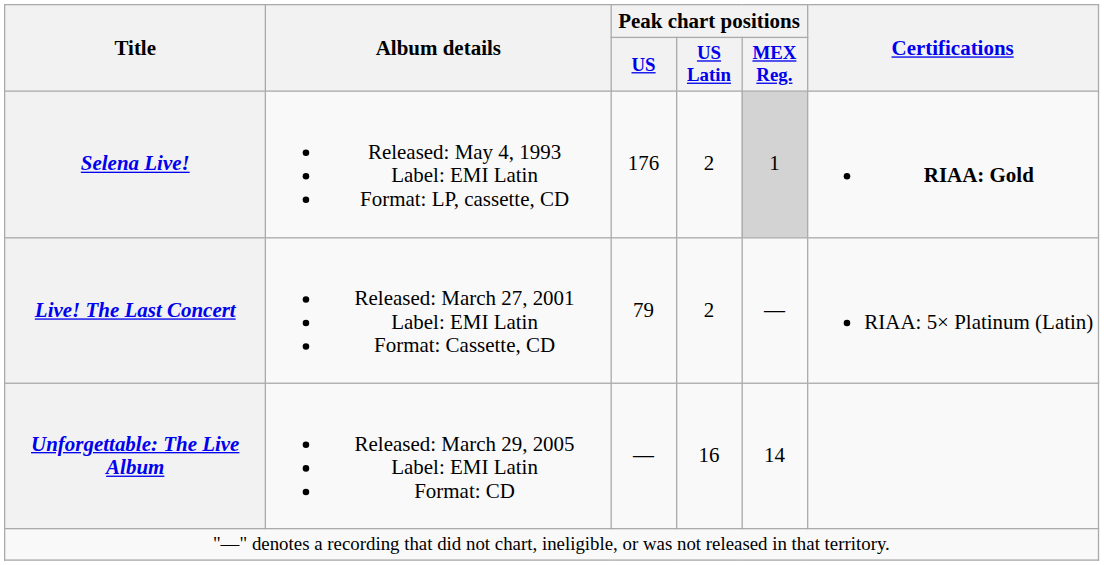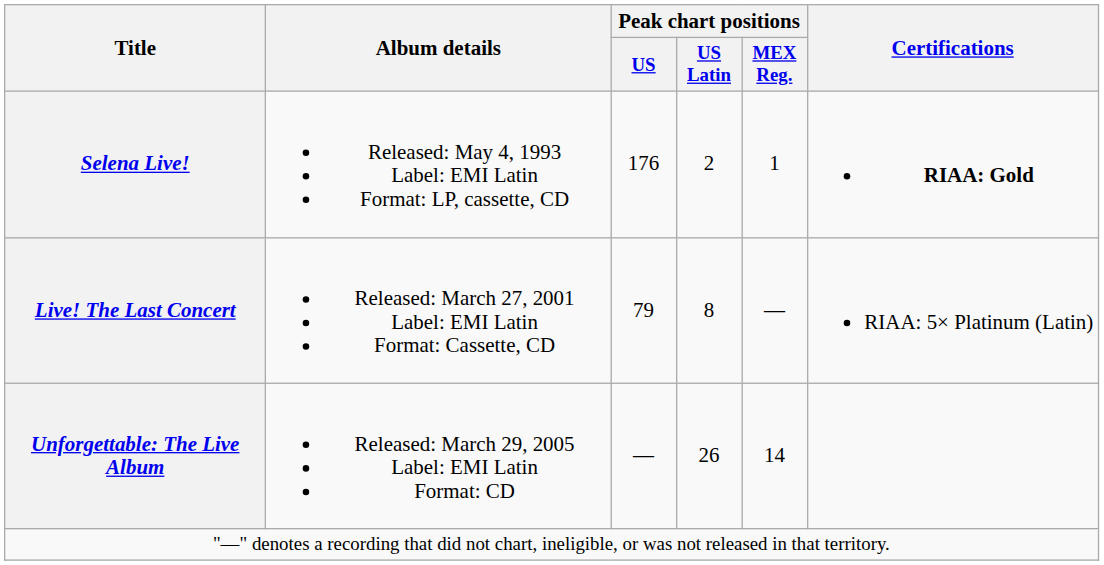(774, 164) lightgrey background -> (774, 164) no background
(709, 309) 2 -> (709, 309) 8
(709, 455) 16 -> (709, 455) 26
